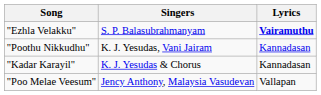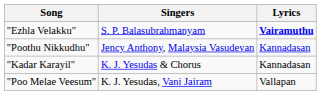(156, 47) K. J. Yesudas, Vani Jairam -> (178, 47) Jency Anthony, Malaysia Vasudevan
(178, 82) Jency Anthony, Malaysia Vasudevan -> (156, 82) K. J. Yesudas, Vani Jairam
